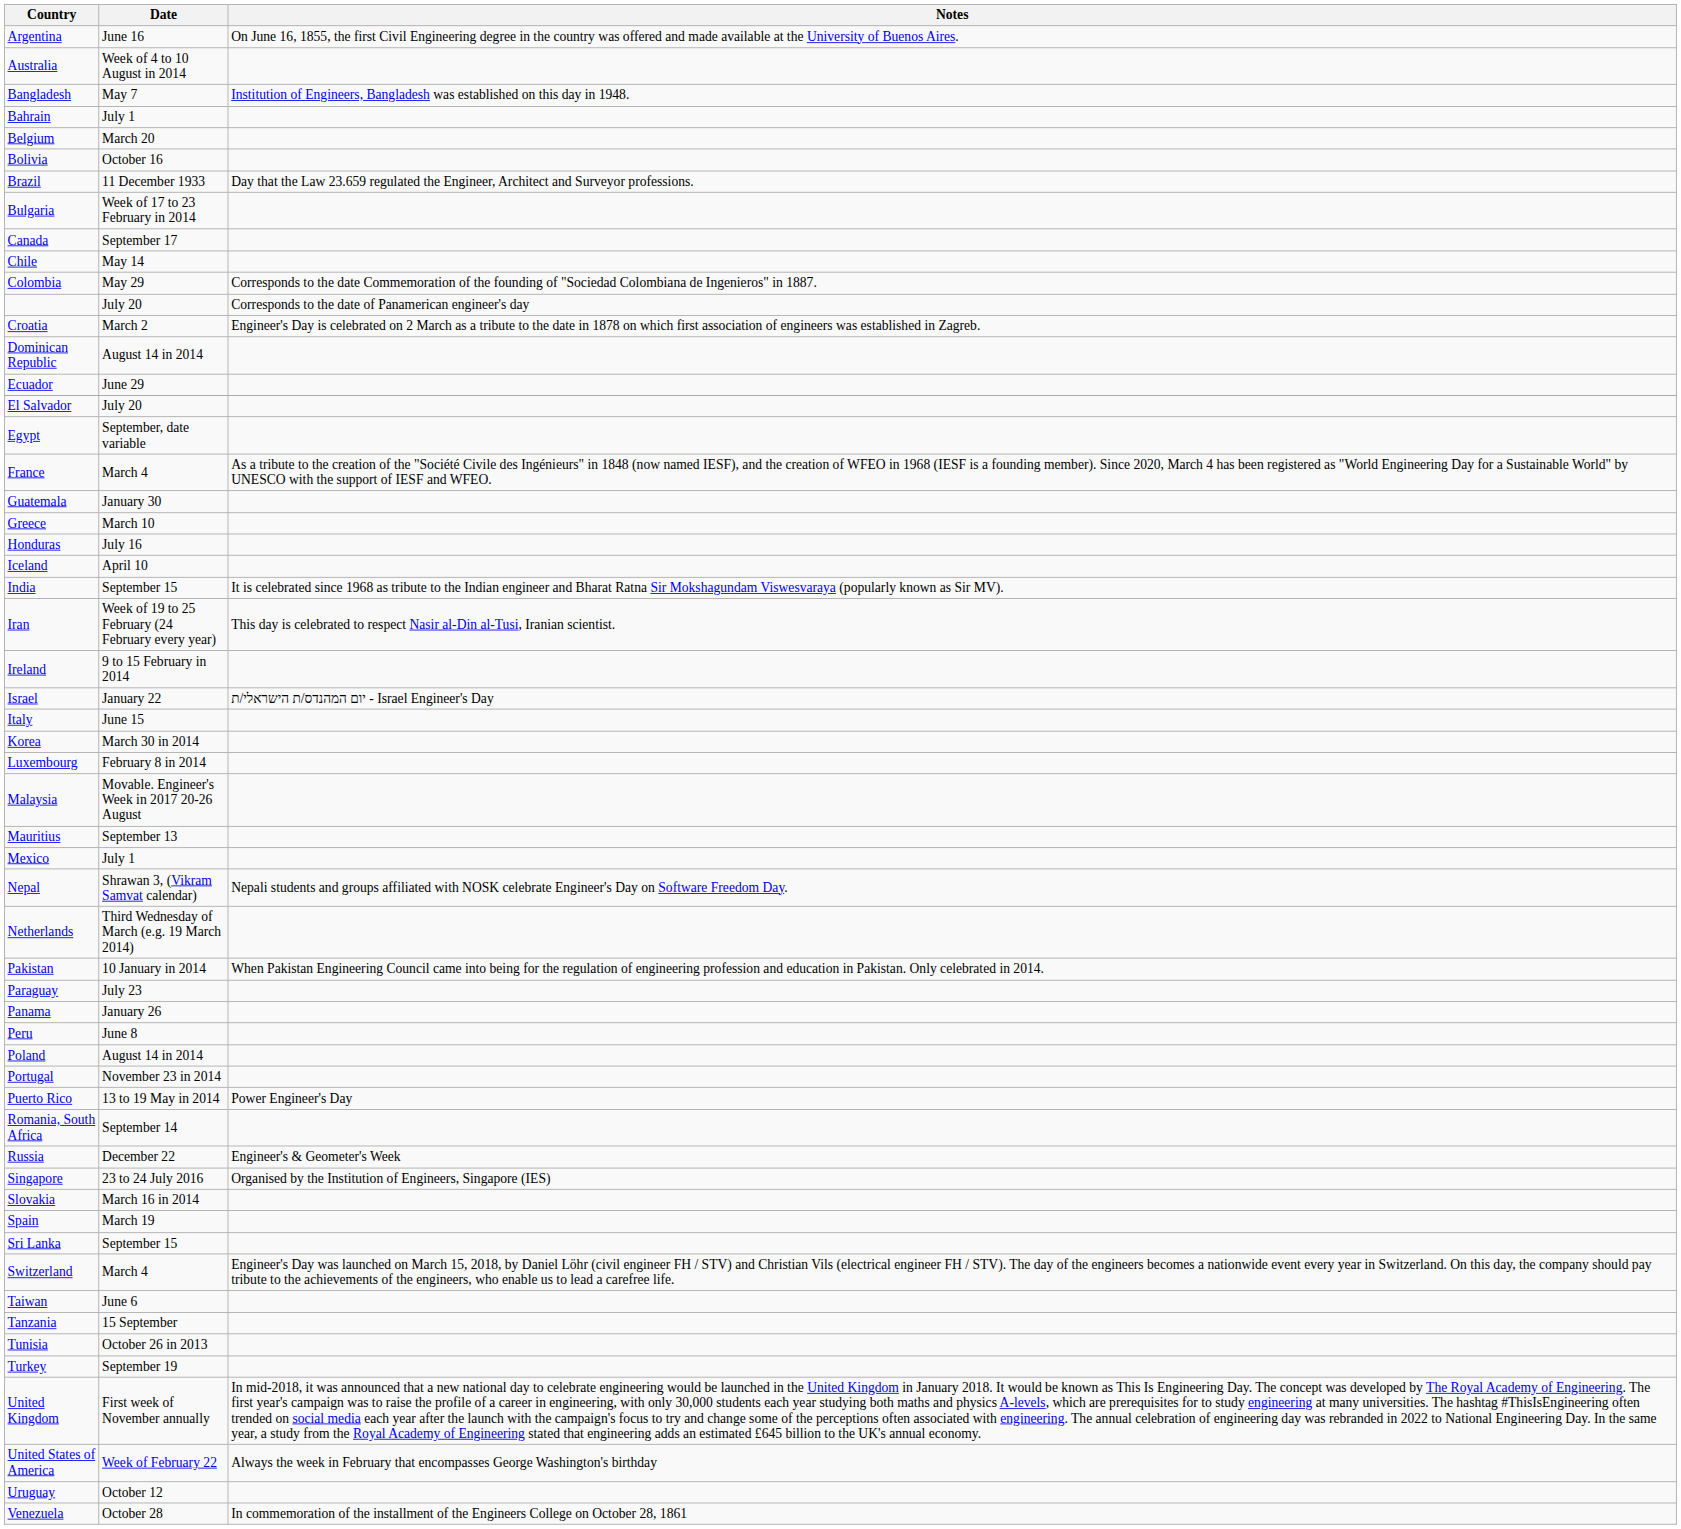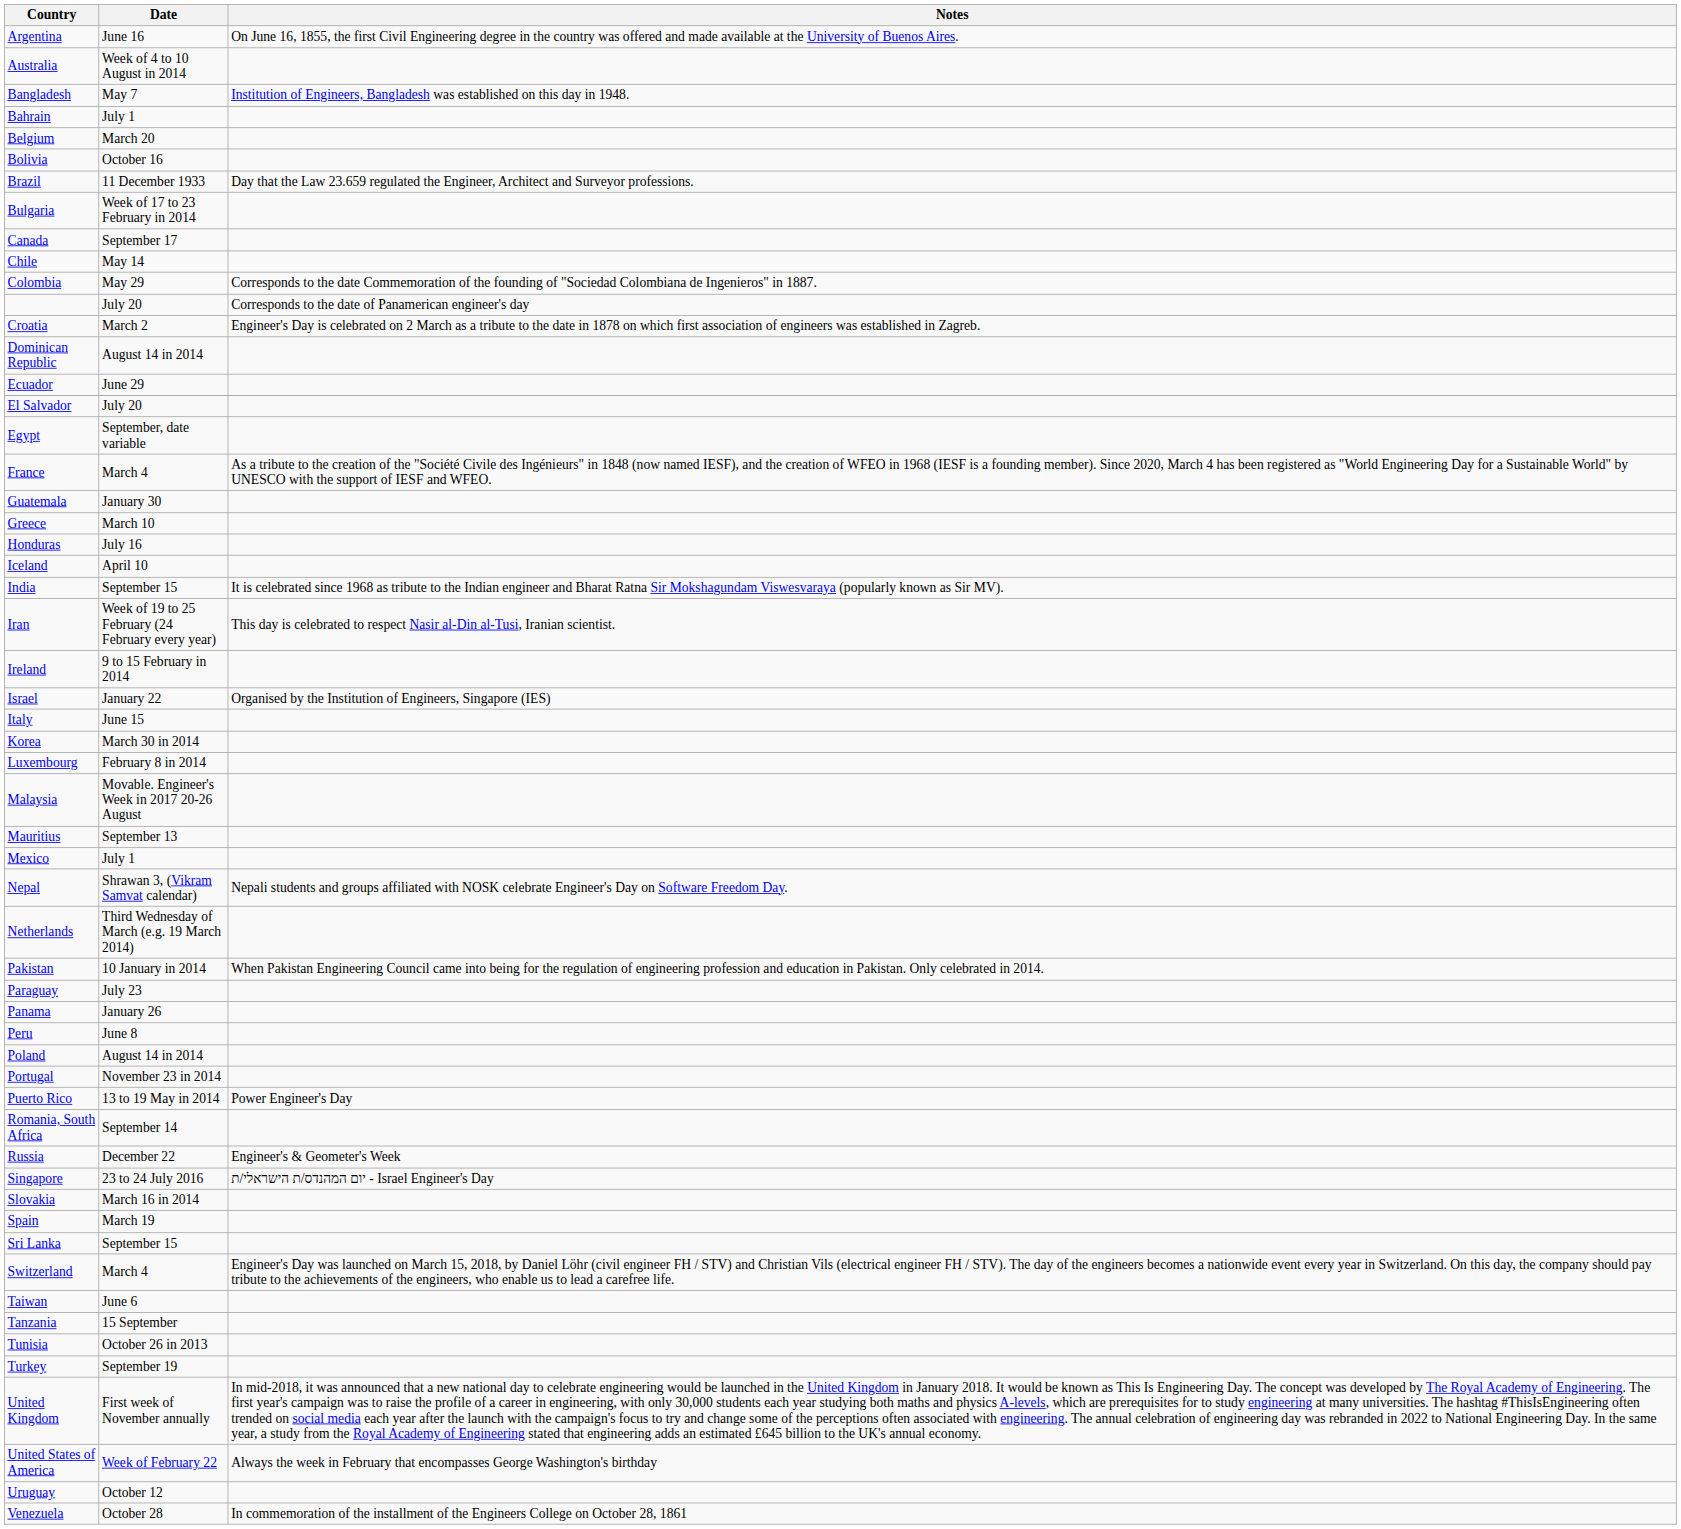(362, 698) יום המהנדס/ת הישראלי/ת - Israel Engineer's Day -> (391, 698) Organised by the Institution of Engineers, Singapore (IES)
(391, 1178) Organised by the Institution of Engineers, Singapore (IES) -> (362, 1178) יום המהנדס/ת הישראלי/ת - Israel Engineer's Day
